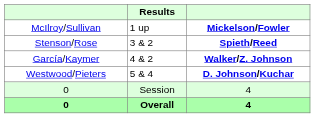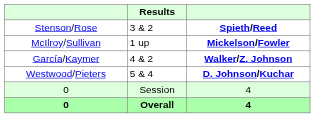rows swapped: (66, 43) <-> (66, 27)
